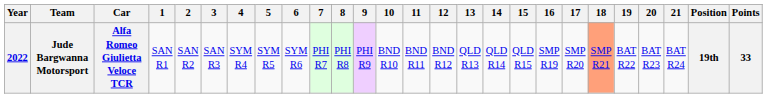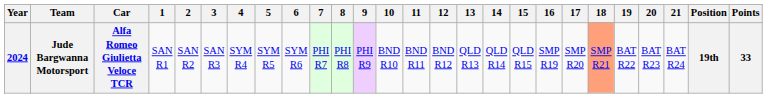(17, 57) 2022 -> (17, 57) 2024
